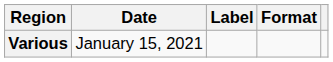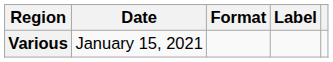columns swapped: (289, 17) <-> (232, 17)
